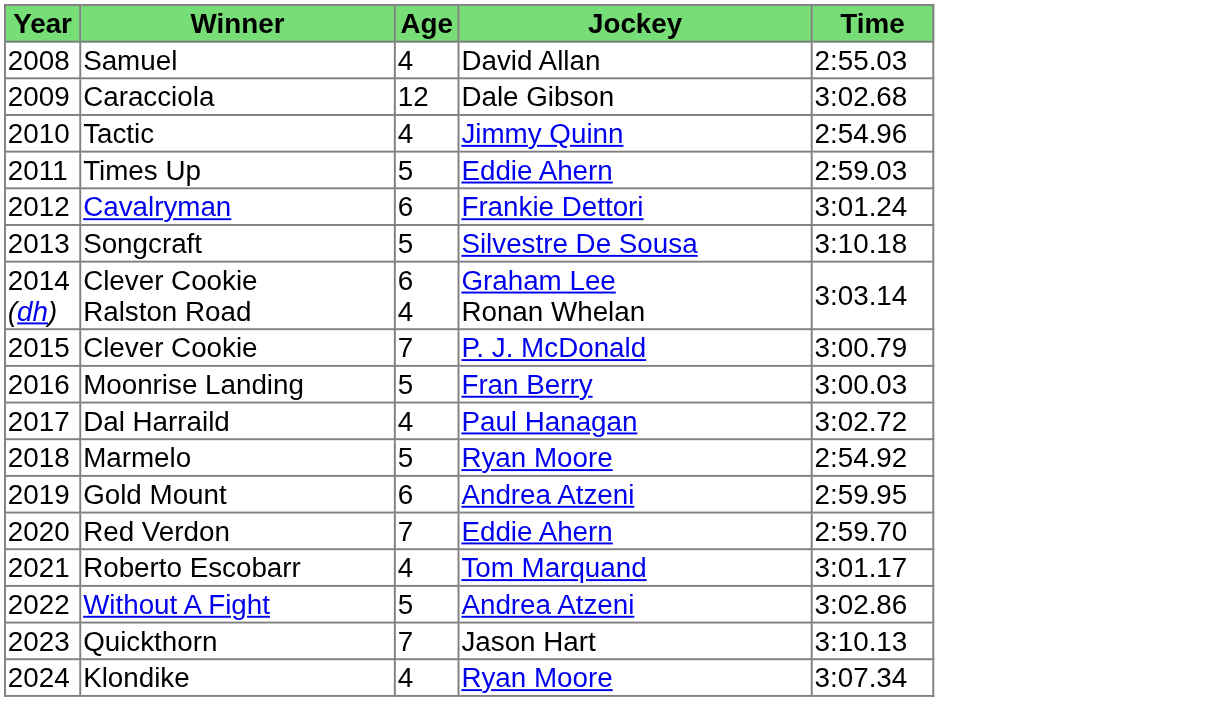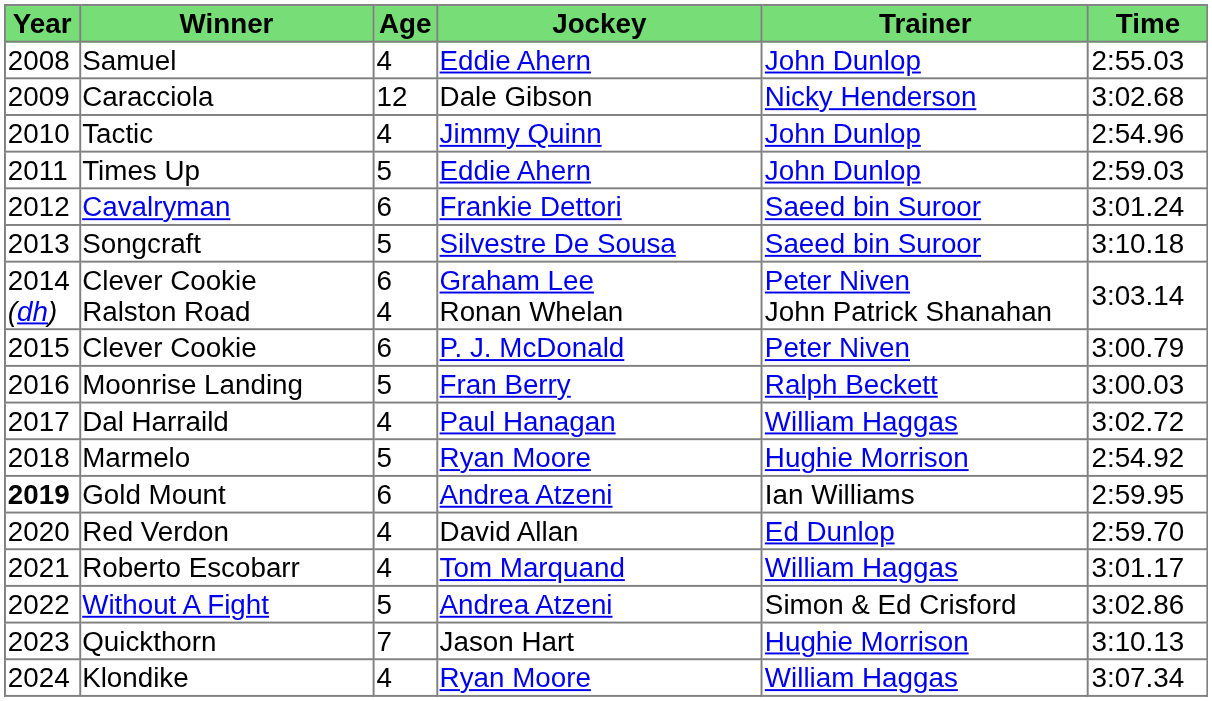+ column: (925, 23)
(531, 60) David Allan -> (515, 60) Eddie Ahern
(405, 348) 7 -> (384, 348) 6
(39, 494) normal -> (39, 494) bold
(405, 531) 7 -> (384, 531) 4
(537, 531) Eddie Ahern -> (509, 531) David Allan
